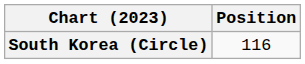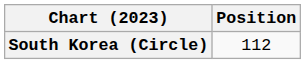(256, 45) 116 -> (256, 45) 112
